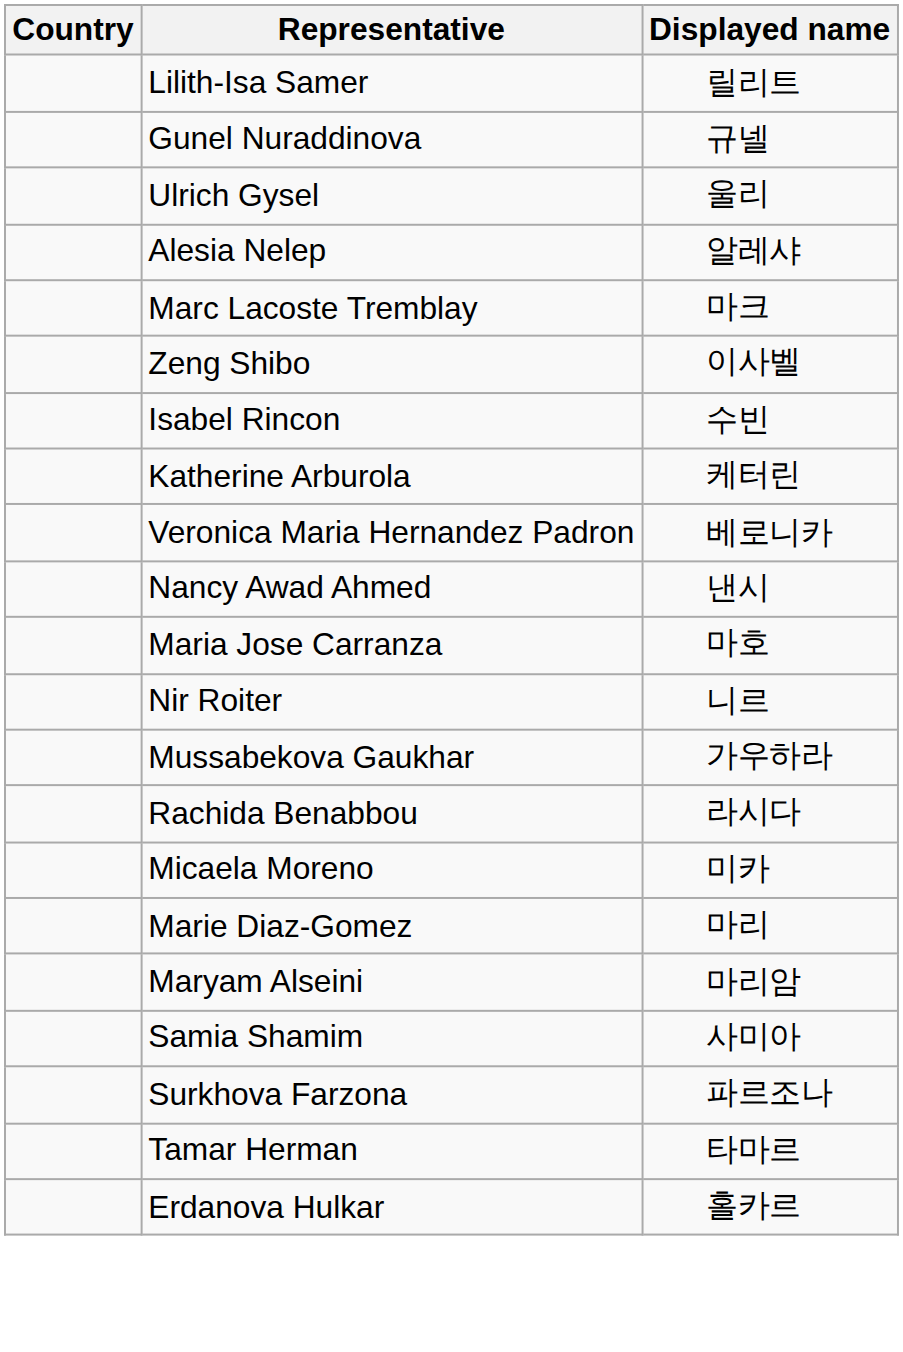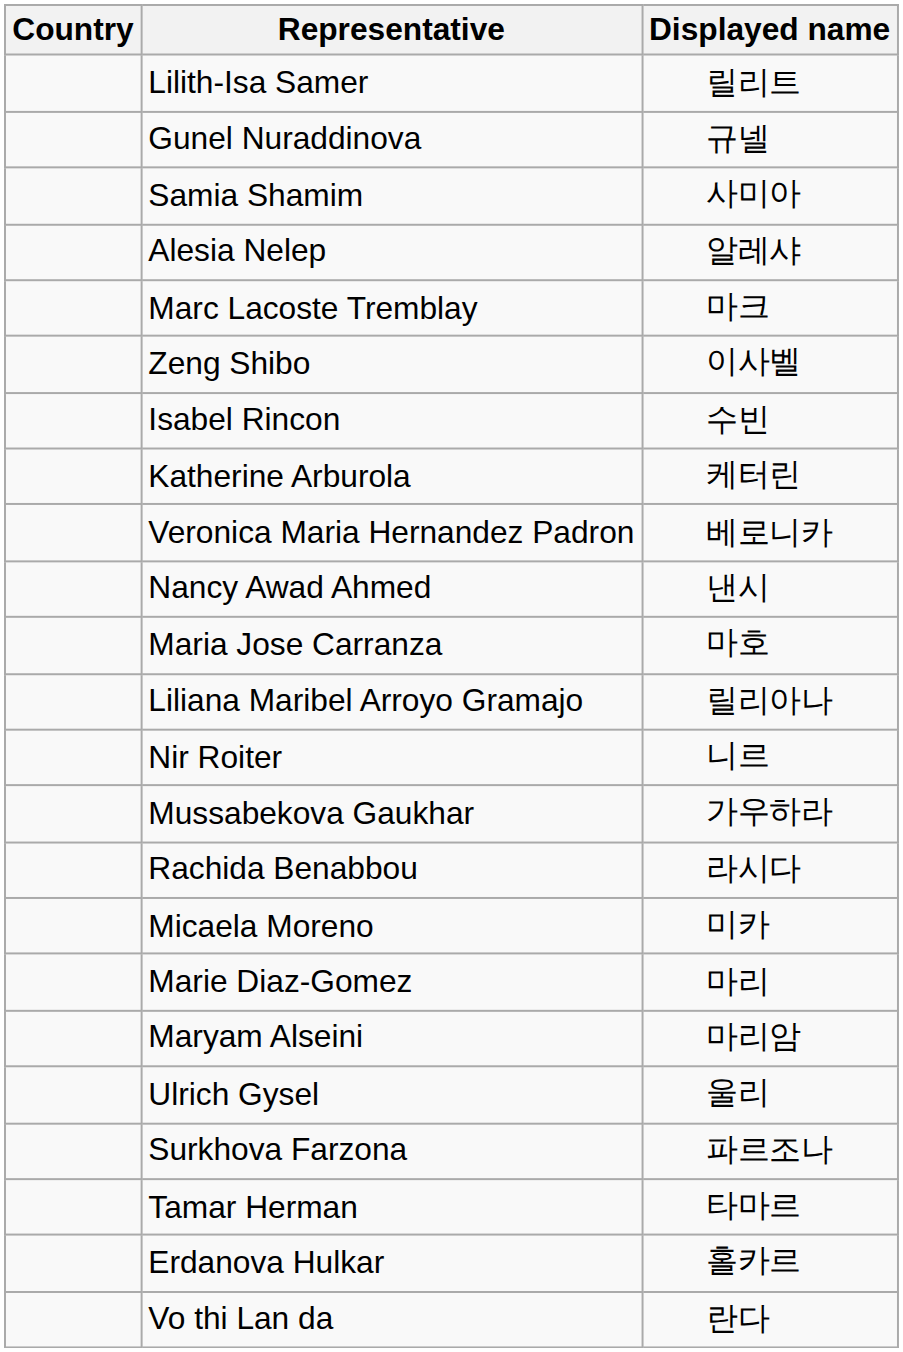rows swapped: (256, 1037) <-> (234, 195)
+ row: (366, 700)
+ row: (241, 1318)
